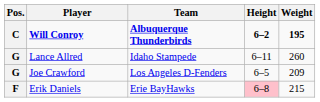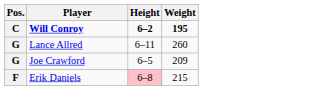- column: (186, 12)
